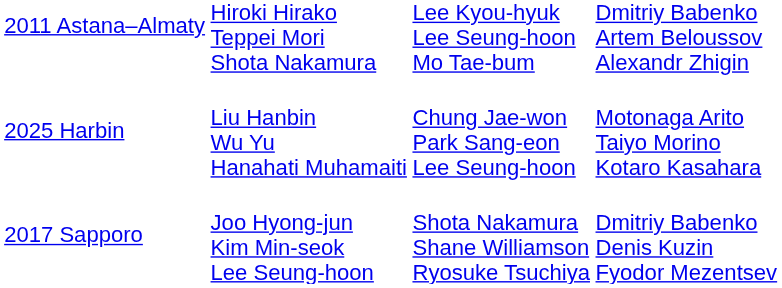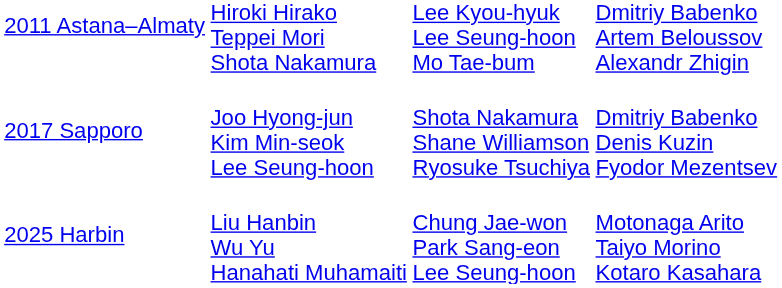rows swapped: (74, 235) <-> (64, 130)
